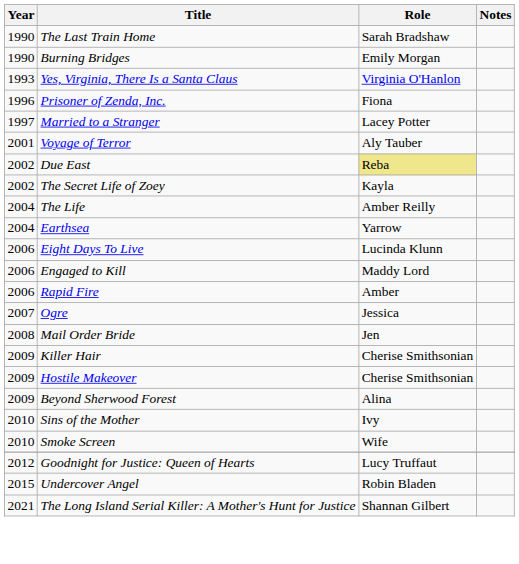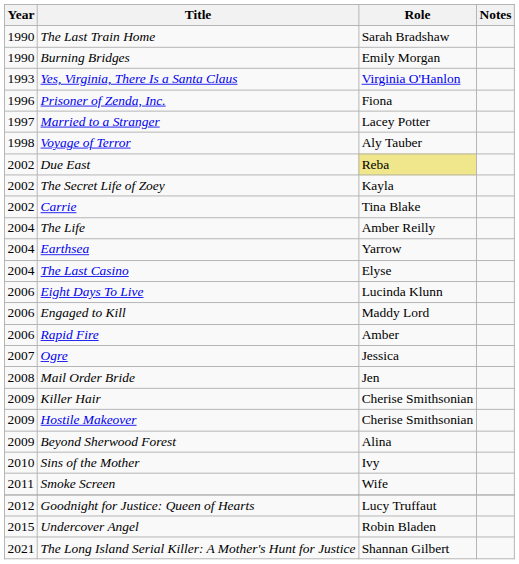(21, 143) 2001 -> (21, 143) 1998
+ row: (59, 206)
+ row: (85, 270)
(21, 441) 2010 -> (21, 484) 2011
